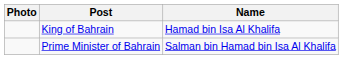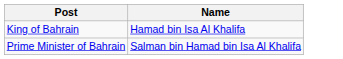- column: (22, 12)
